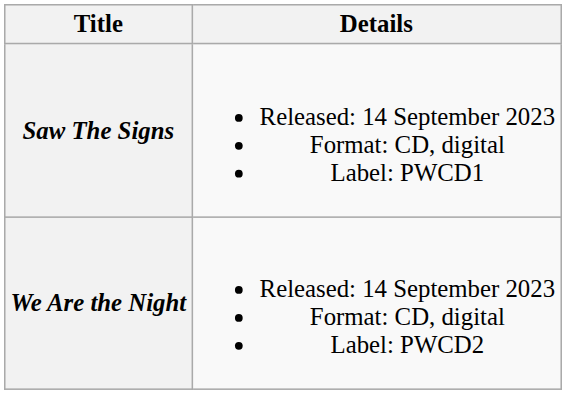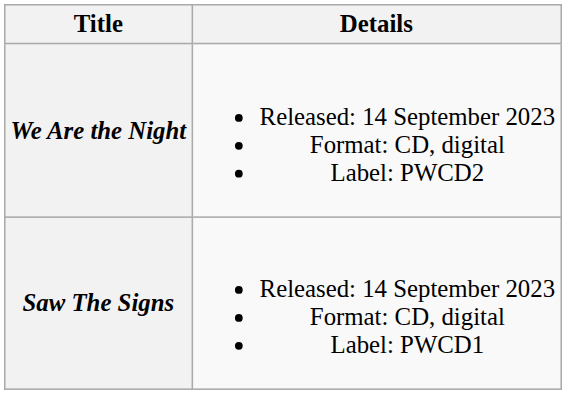rows swapped: (98, 130) <-> (98, 302)
